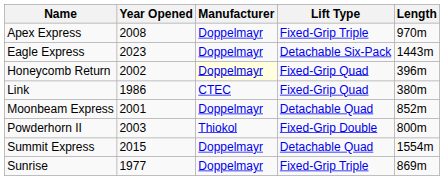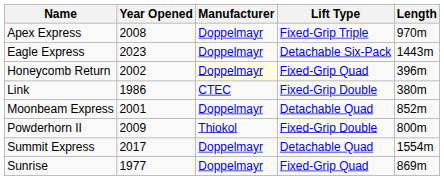(324, 90) Fixed-Grip Quad -> (329, 90) Fixed-Grip Double
(133, 128) 2003 -> (133, 128) 2009
(133, 147) 2015 -> (133, 147) 2017
(324, 166) Fixed-Grip Triple -> (324, 166) Fixed-Grip Quad
